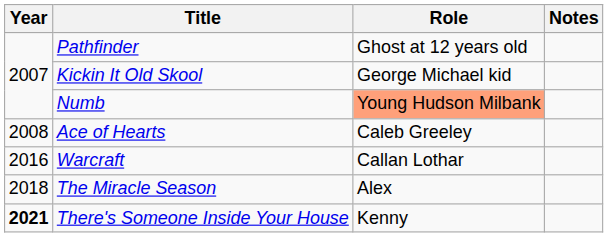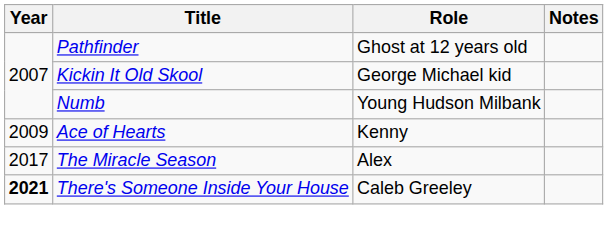(449, 103) lightsalmon background -> (449, 103) no background
(29, 132) 2008 -> (29, 132) 2009
(414, 132) Caleb Greeley -> (382, 132) Kenny
- row: (91, 160)
(29, 189) 2018 -> (29, 160) 2017
(382, 217) Kenny -> (414, 189) Caleb Greeley
